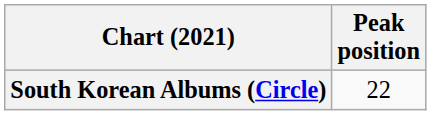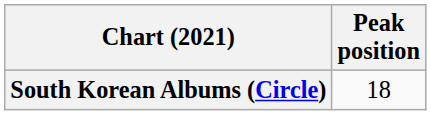(379, 89) 22 -> (379, 89) 18
